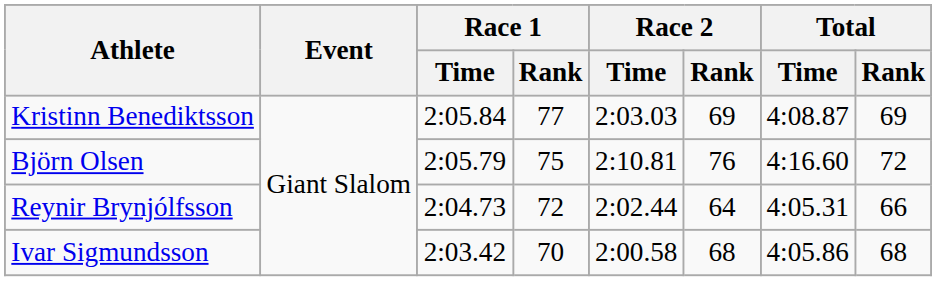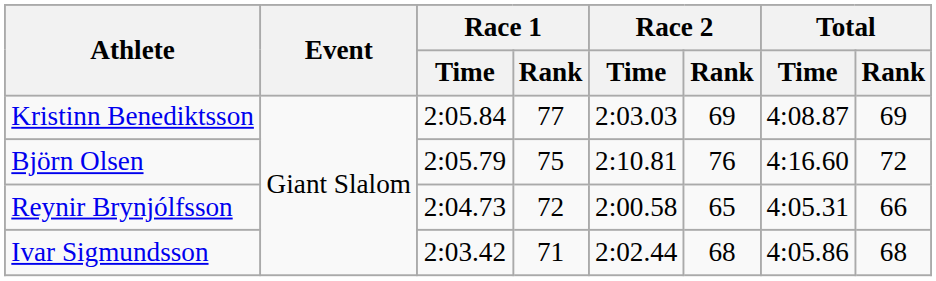(636, 206) 2:02.44 -> (636, 206) 2:00.58
(722, 206) 64 -> (722, 206) 65
(551, 251) 70 -> (551, 251) 71
(636, 251) 2:00.58 -> (636, 251) 2:02.44
